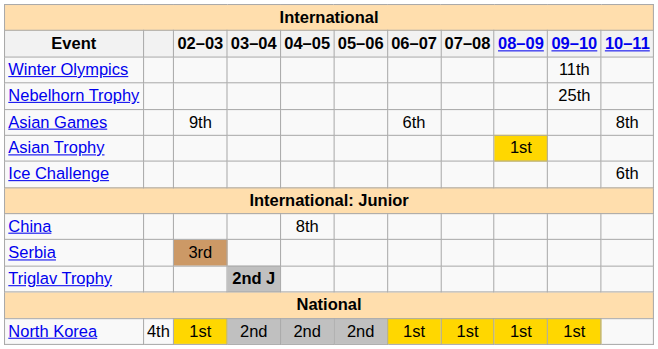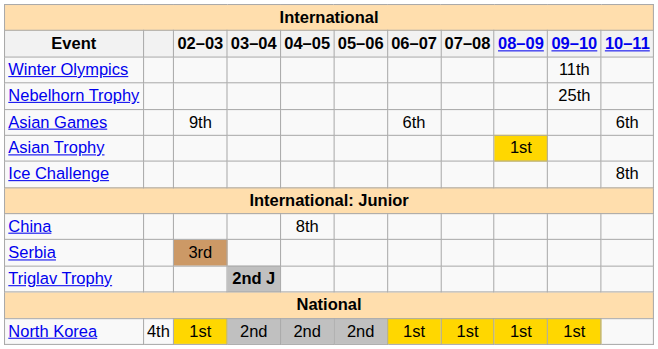(627, 122) 8th -> (627, 122) 6th
(627, 174) 6th -> (627, 174) 8th
